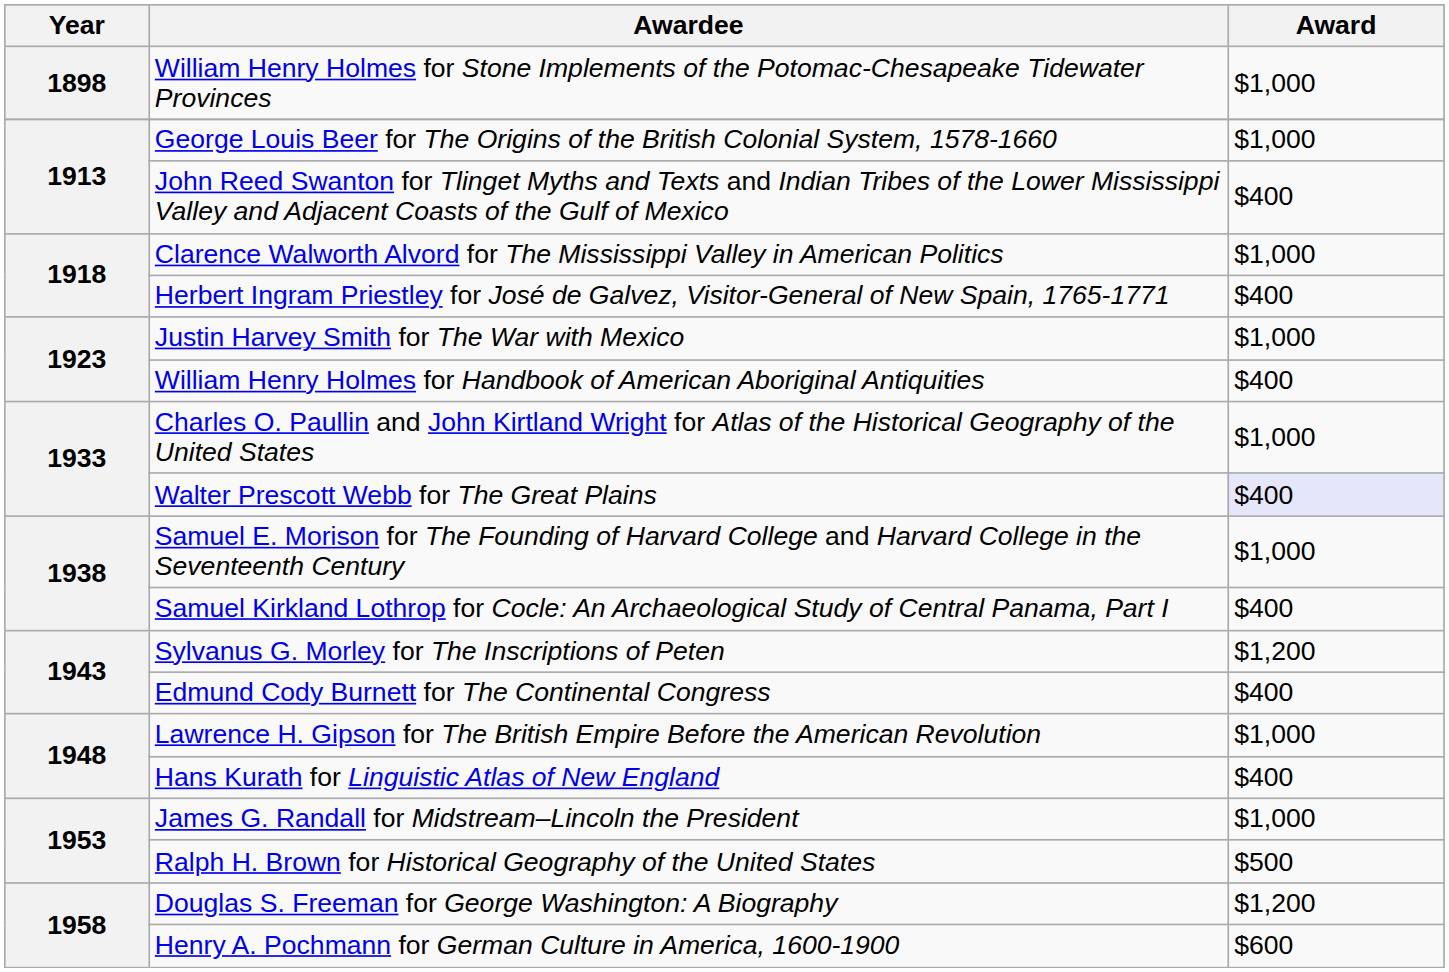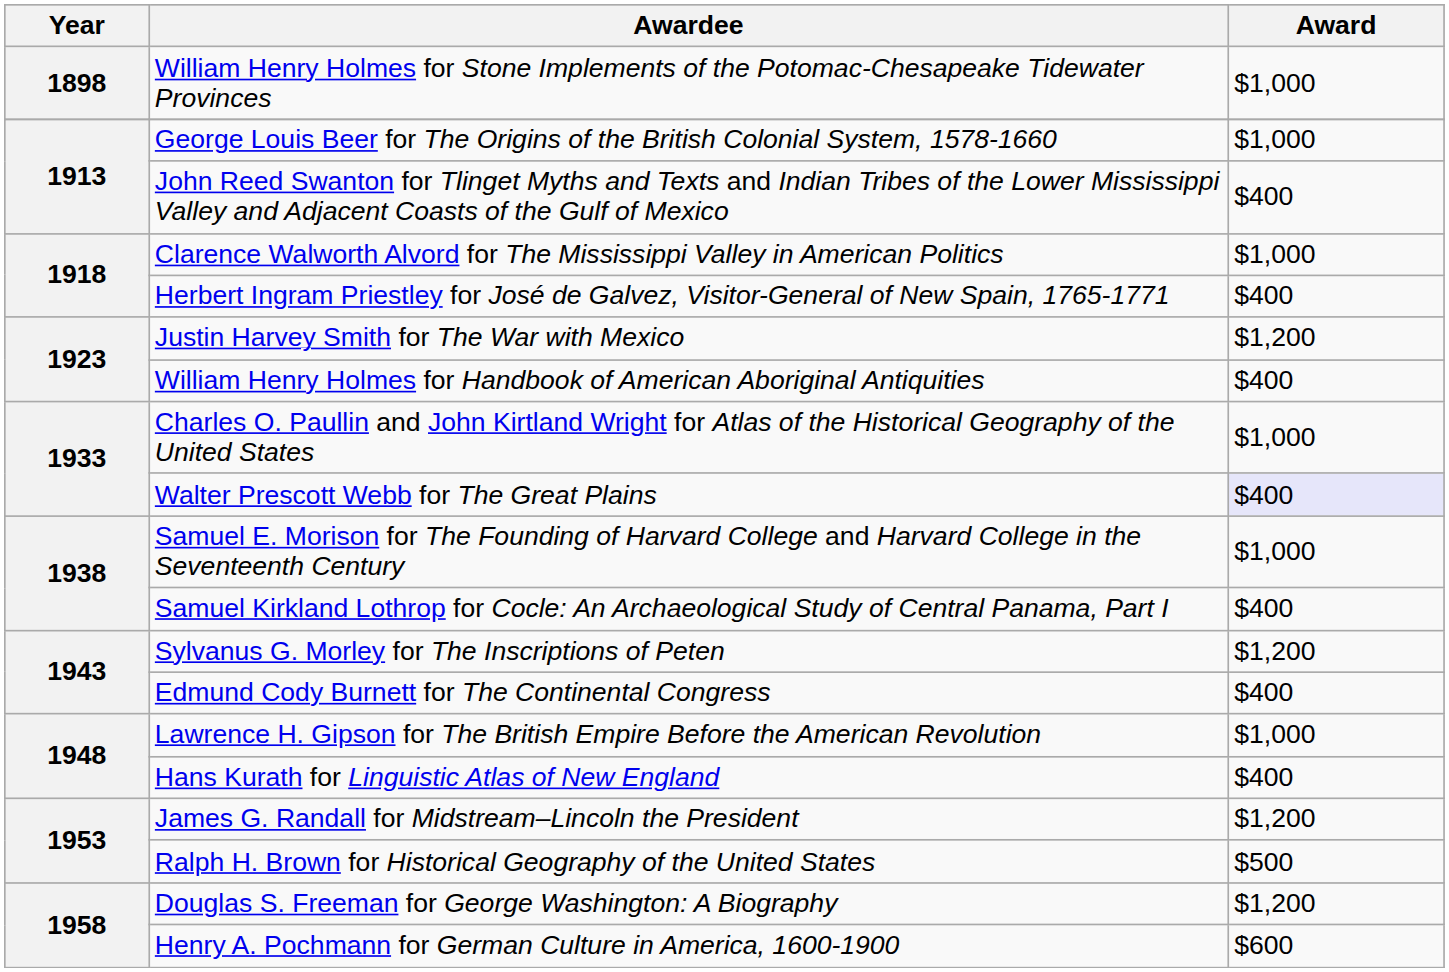(1275, 338) $1,000 -> (1275, 338) $1,200
(1275, 819) $1,000 -> (1275, 819) $1,200
